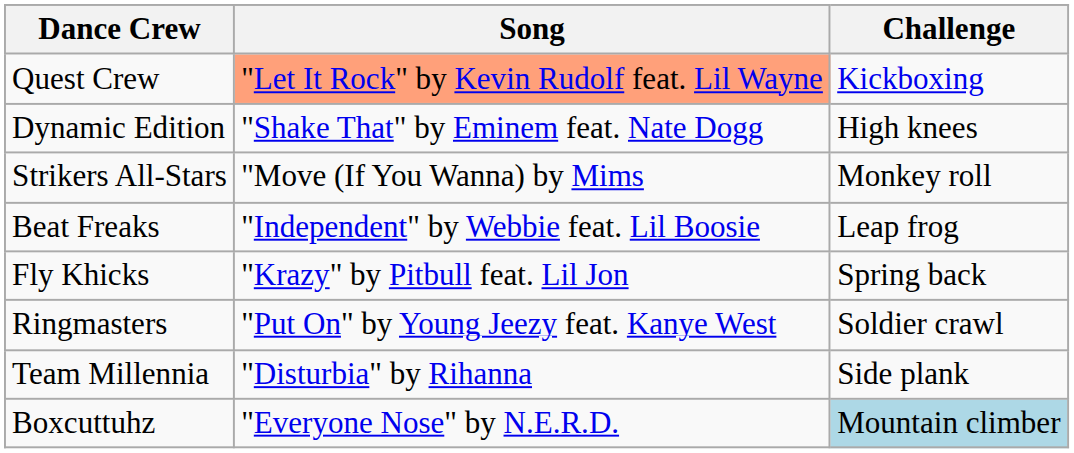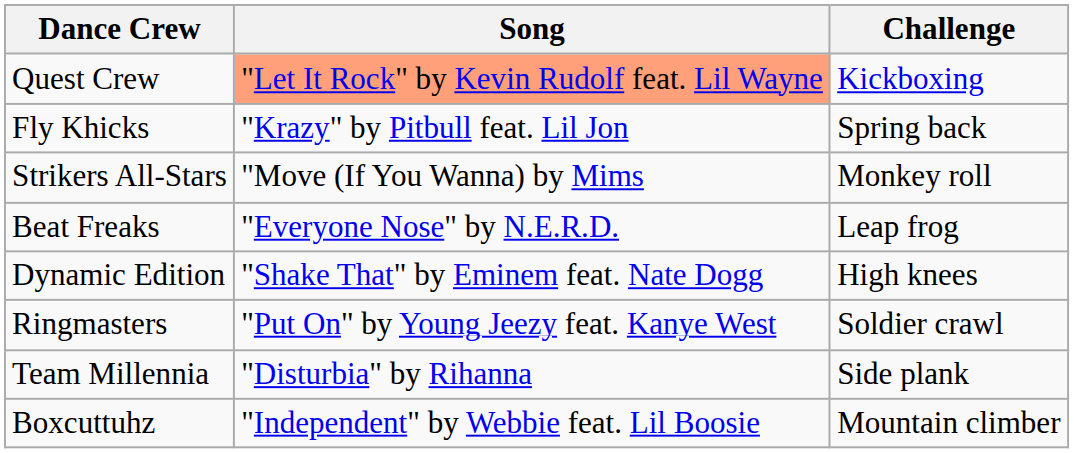rows swapped: (81, 275) <-> (119, 127)
(501, 226) "Independent" by Webbie feat. Lil Boosie -> (430, 226) "Everyone Nose" by N.E.R.D.
(430, 422) "Everyone Nose" by N.E.R.D. -> (501, 422) "Independent" by Webbie feat. Lil Boosie
(949, 422) lightblue background -> (949, 422) no background
